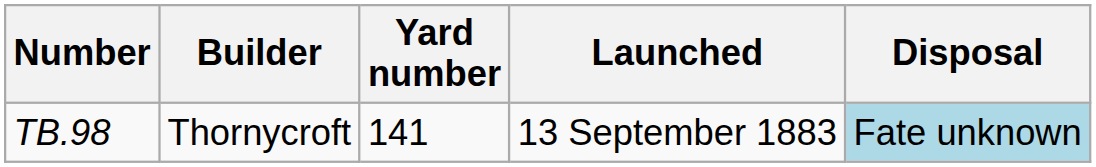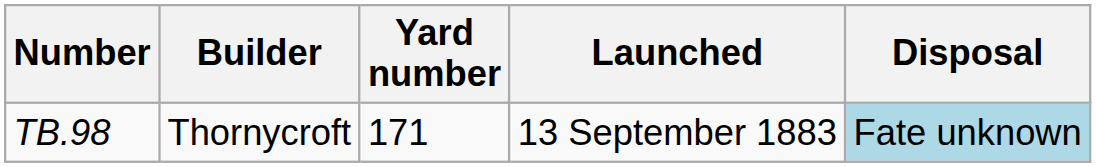(398, 131) 141 -> (398, 131) 171
